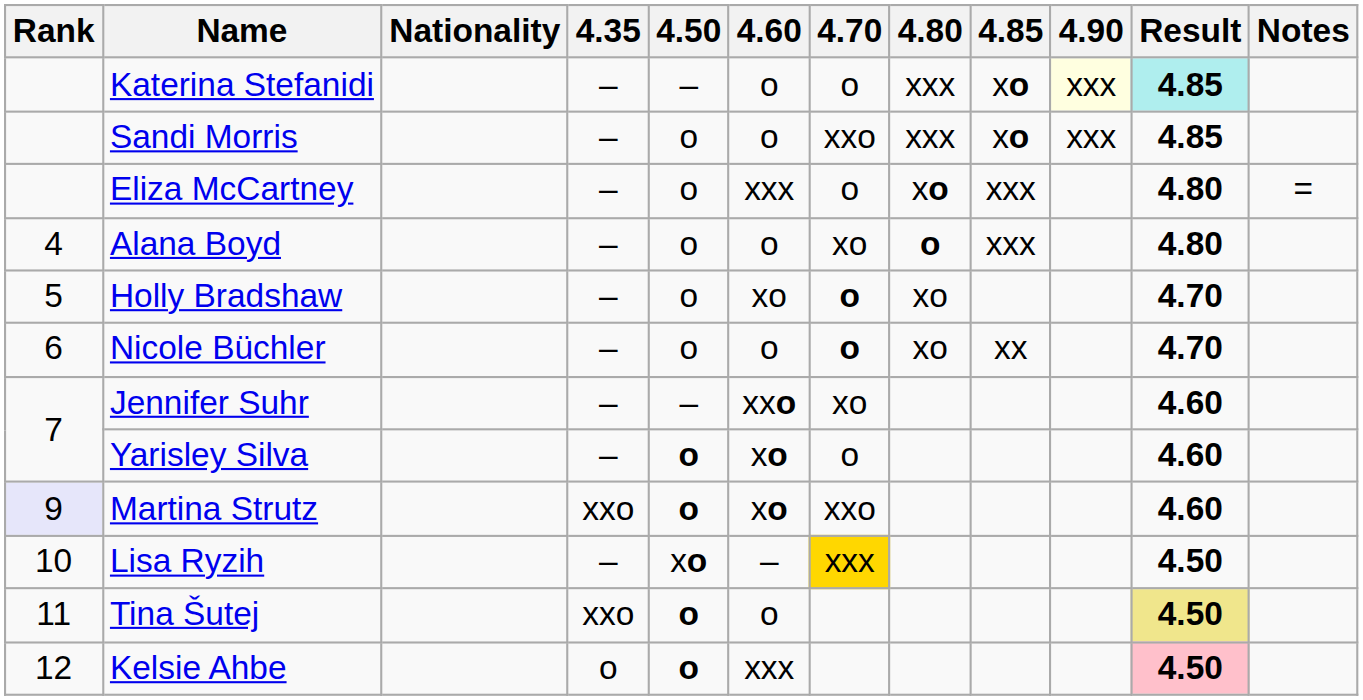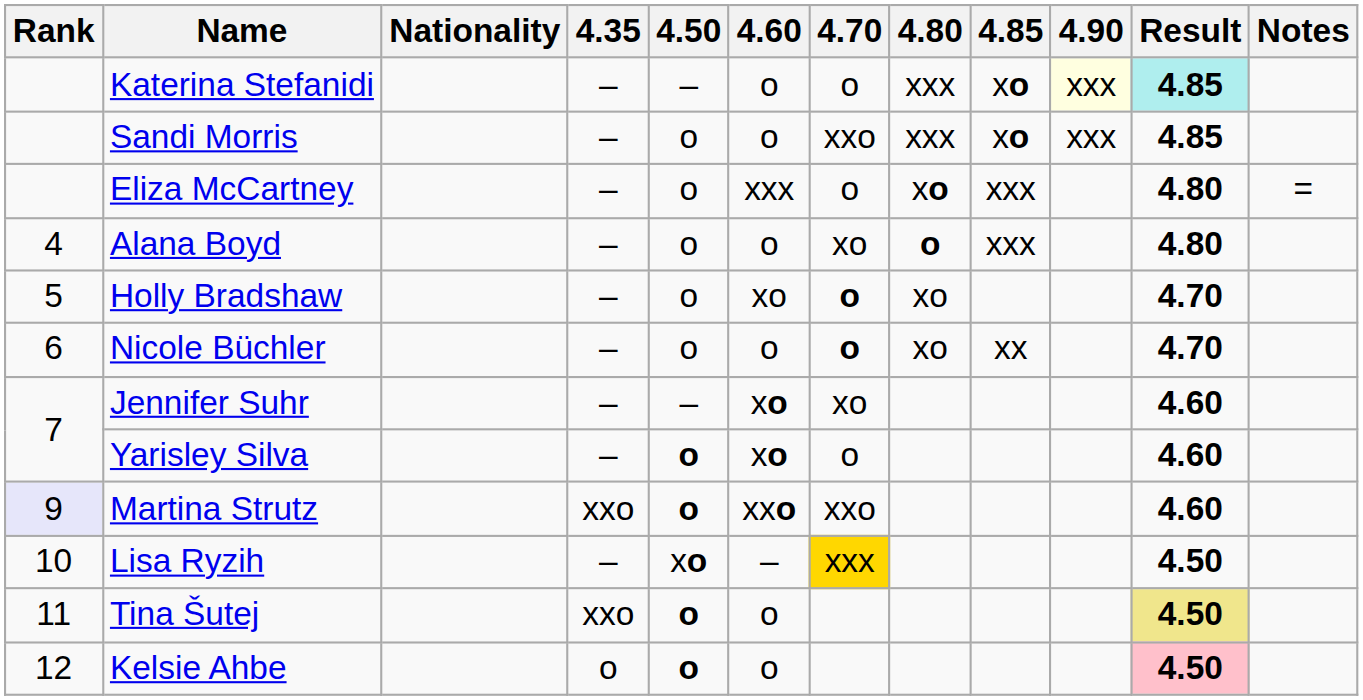(769, 402) xxo -> (769, 402) xo
(769, 508) xo -> (769, 508) xxo
(769, 667) xxx -> (769, 667) o
